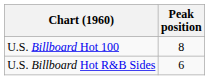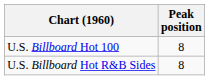(181, 65) 6 -> (181, 65) 8
